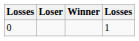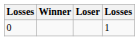columns swapped: (84, 12) <-> (51, 12)
